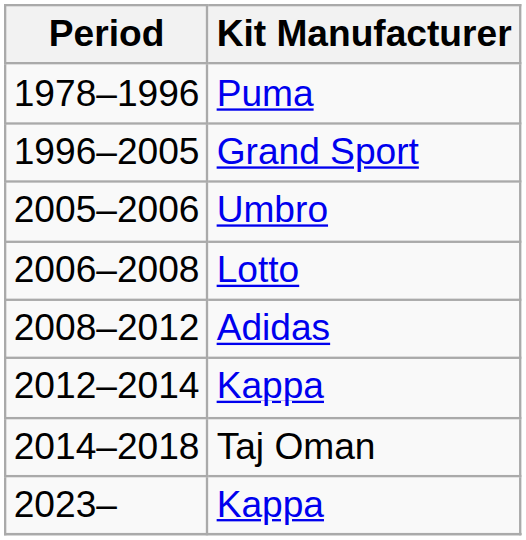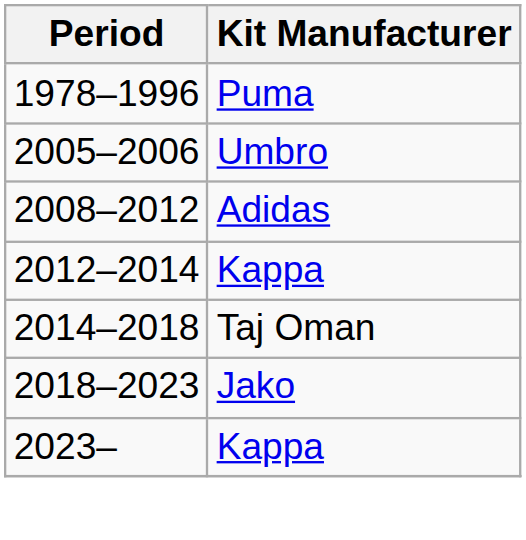- row: (107, 151)
- row: (107, 269)
+ row: (107, 387)
